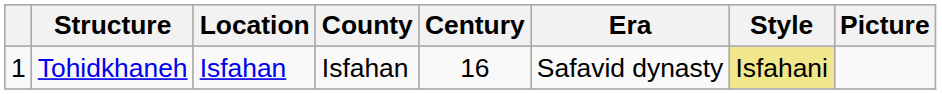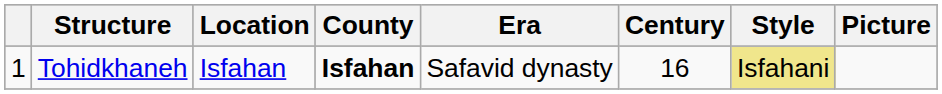columns swapped: (630, 25) <-> (475, 25)
(365, 67) normal -> (368, 67) bold
